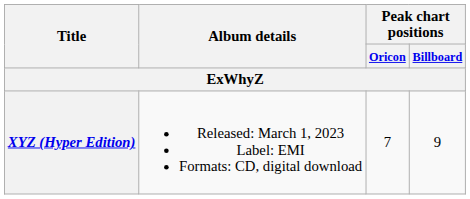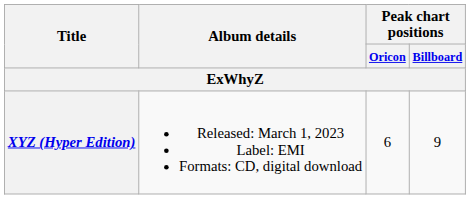(387, 142) 7 -> (387, 142) 6
